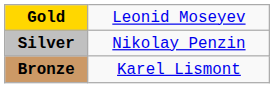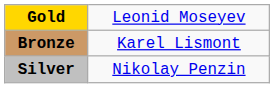rows swapped: (46, 43) <-> (46, 69)
